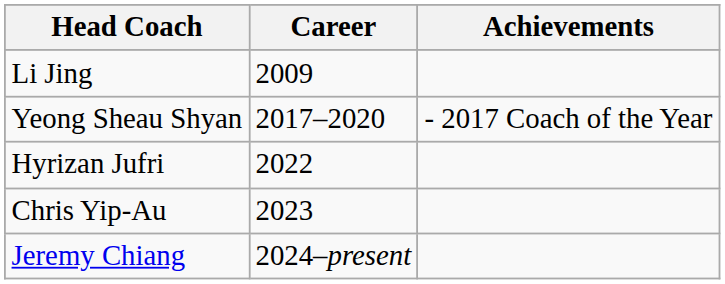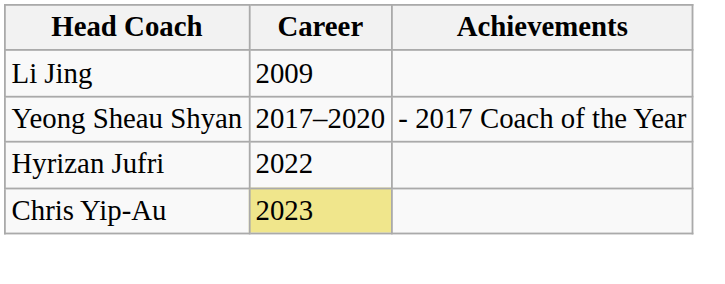(284, 210) no background -> (284, 210) khaki background
- row: (98, 255)
